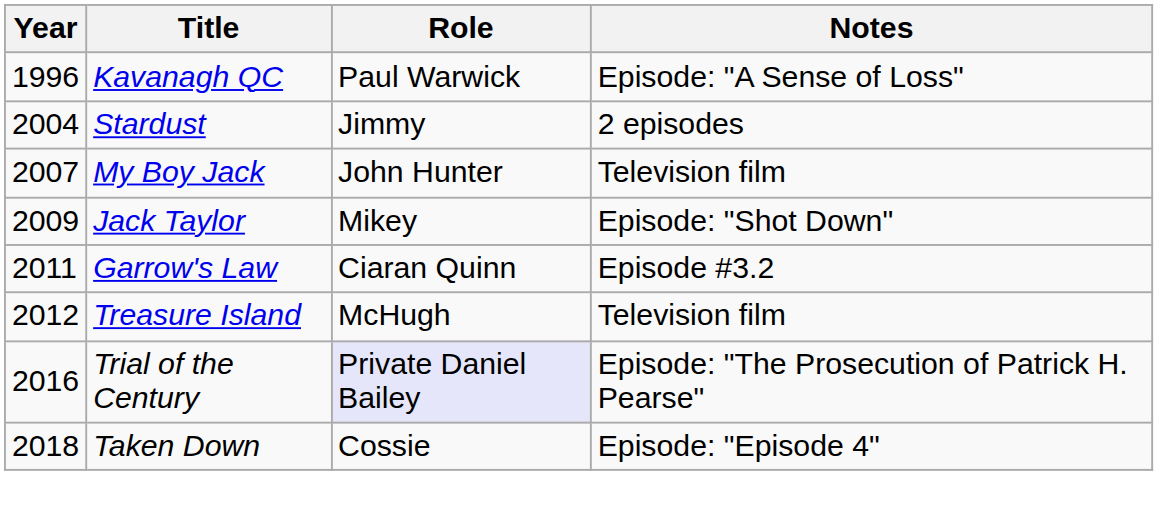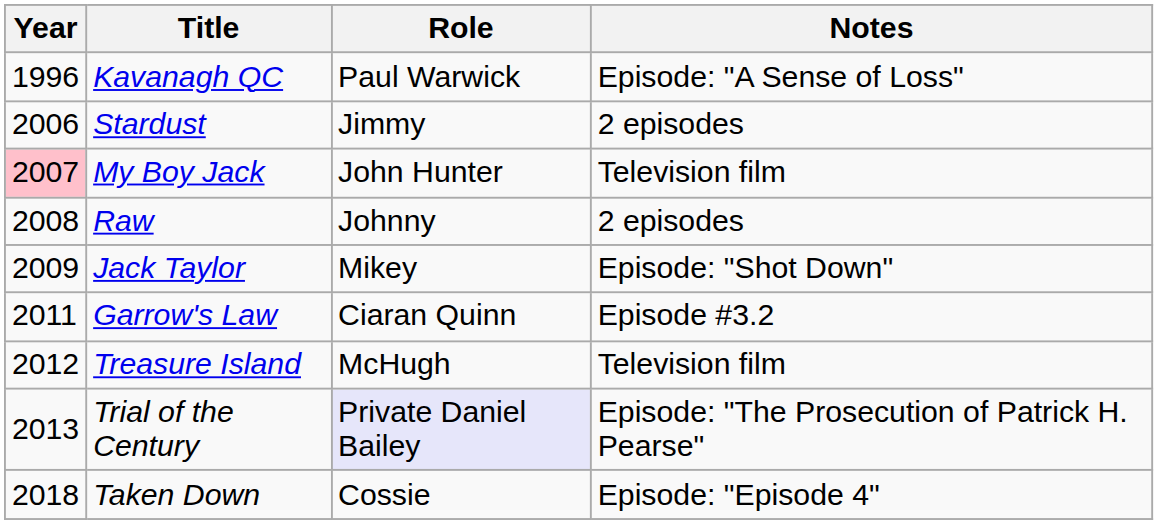(46, 124) 2004 -> (46, 124) 2006
(46, 172) no background -> (46, 172) pink background
+ row: (123, 220)
(46, 381) 2016 -> (46, 429) 2013
